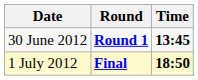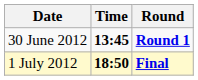columns swapped: (172, 16) <-> (121, 16)
